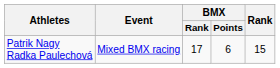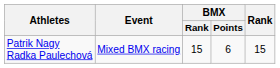(197, 50) 17 -> (197, 50) 15
